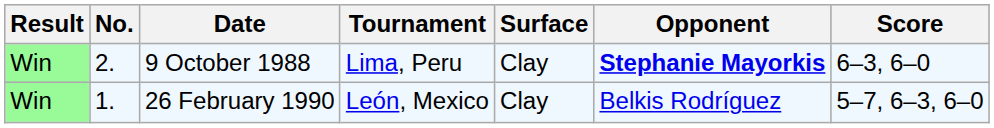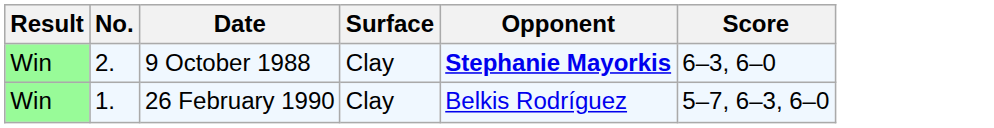- column: (417, 23)
